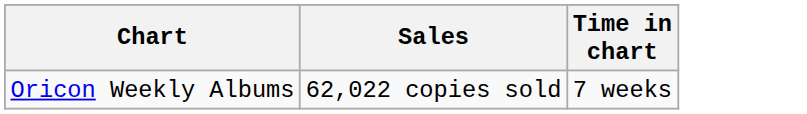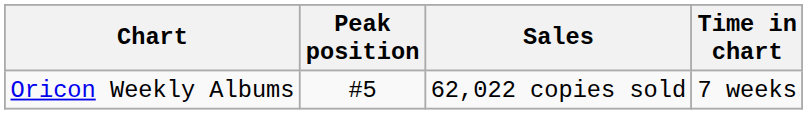+ column: (363, 38)
